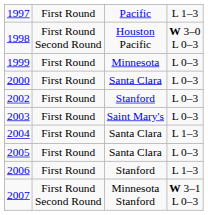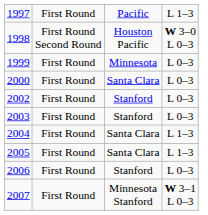(135, 116) Saint Mary's -> (133, 116) Stanford
(185, 152) L 0–3 -> (180, 152) L 1–3
(185, 170) L 1–3 -> (180, 170) L 0–3
(68, 194) First Round Second Round -> (68, 194) First Round
